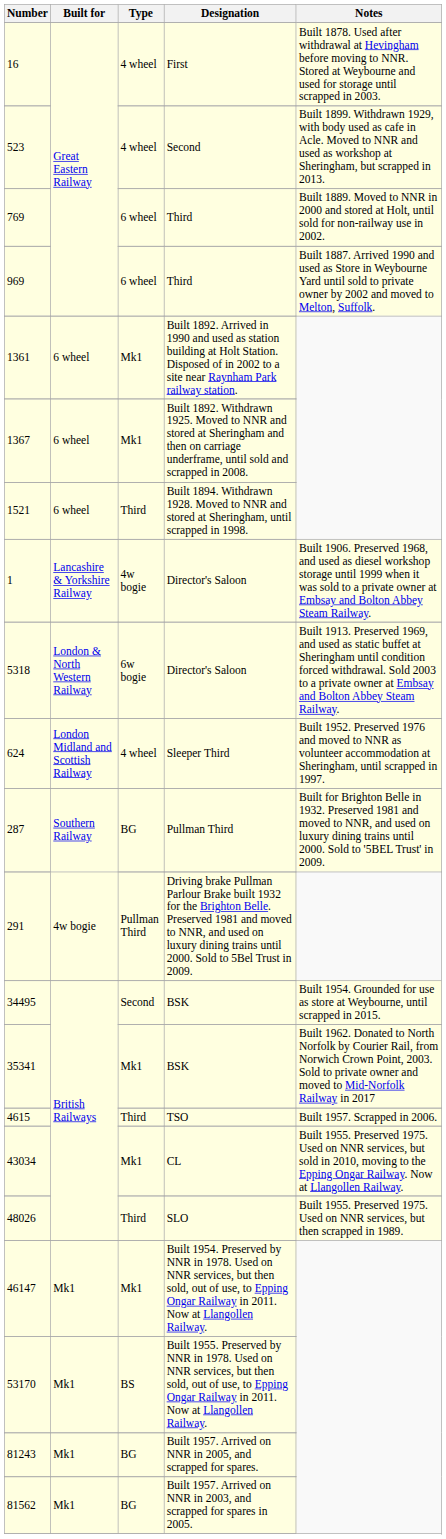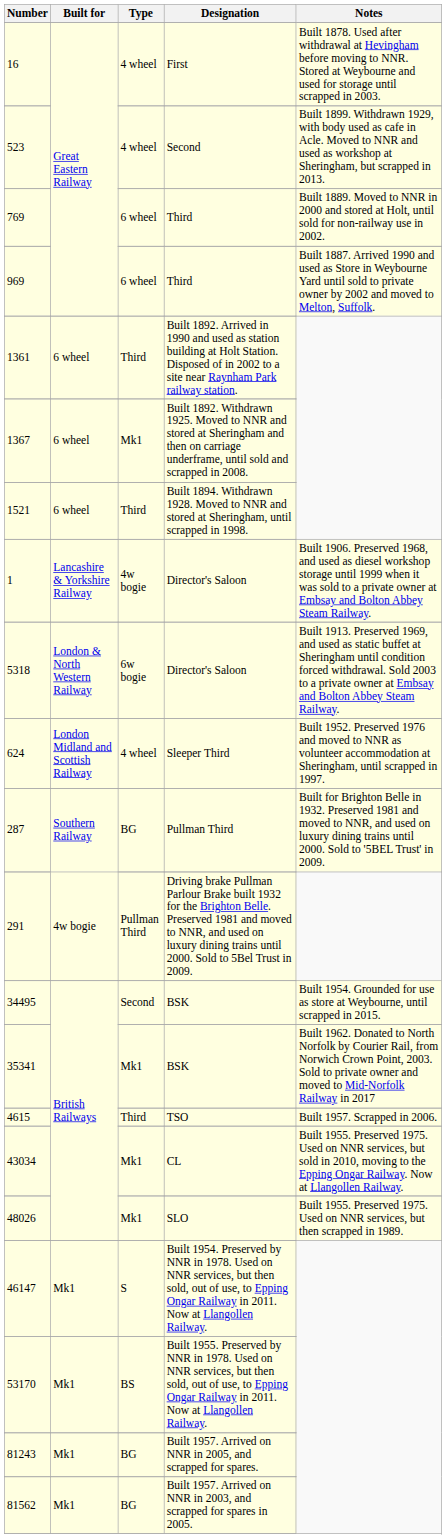(131, 357) Mk1 -> (133, 357) Third
(133, 1218) Third -> (131, 1218) Mk1
(131, 1288) Mk1 -> (124, 1288) S
